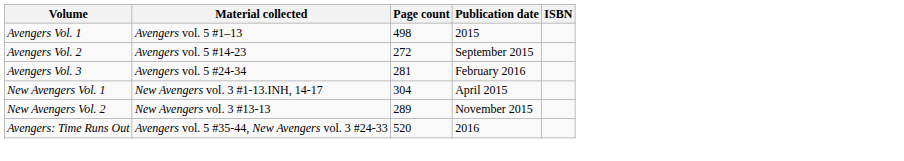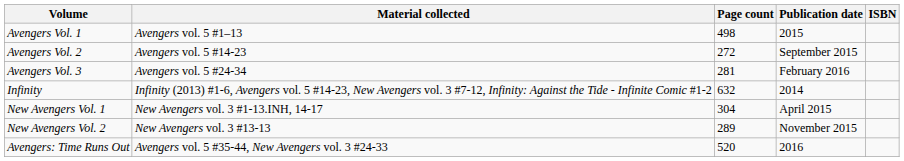+ row: (24, 90)
